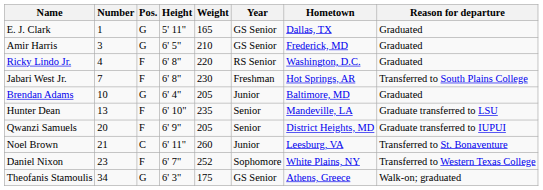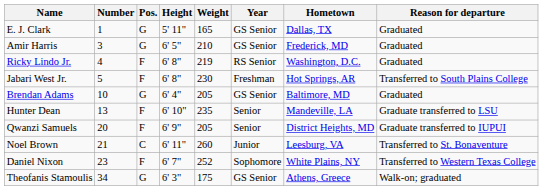(205, 62) 220 -> (205, 62) 219
(100, 78) 7 -> (100, 78) 5
(246, 95) Junior -> (255, 95) GS Senior
